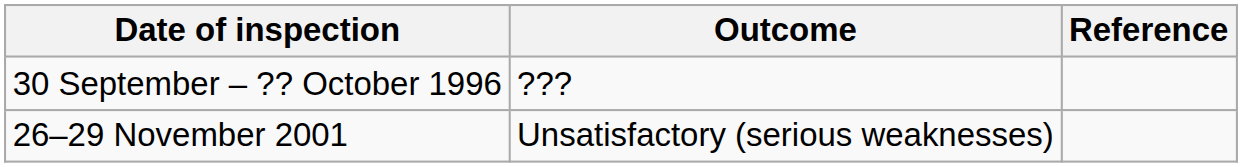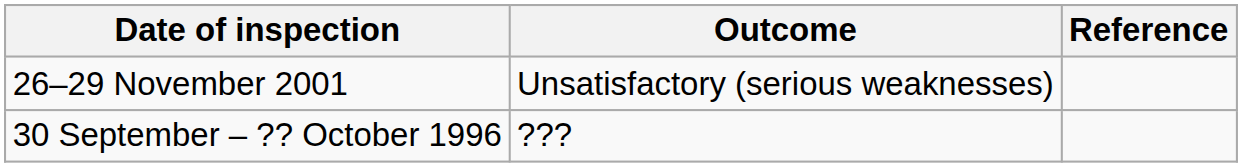rows swapped: (257, 82) <-> (180, 135)
